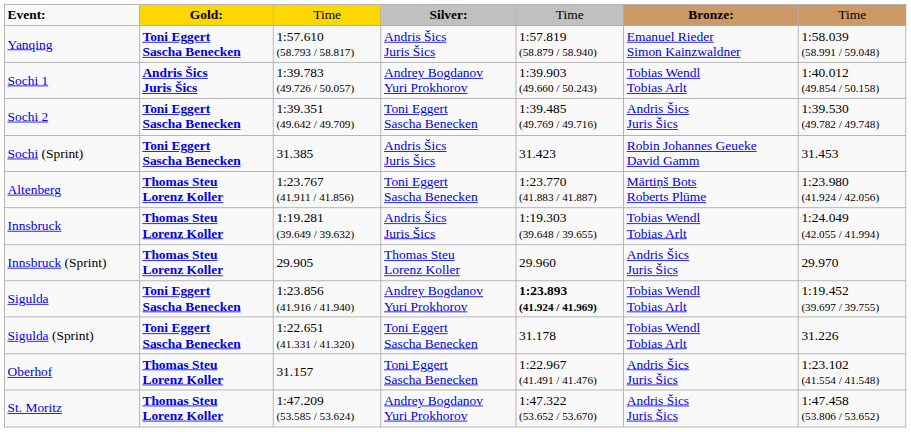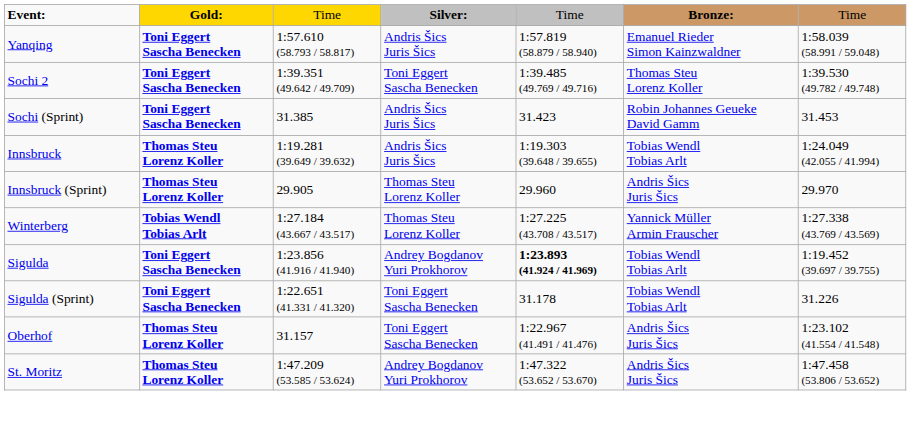- row: (28, 80)
(658, 116) Andris Šics Juris Šics -> (665, 80) Thomas Steu Lorenz Koller
- row: (34, 189)
+ row: (38, 226)
